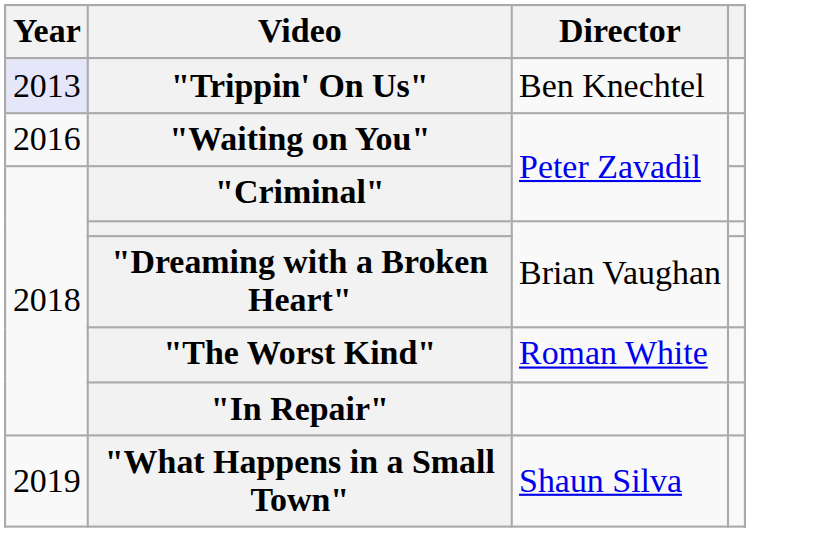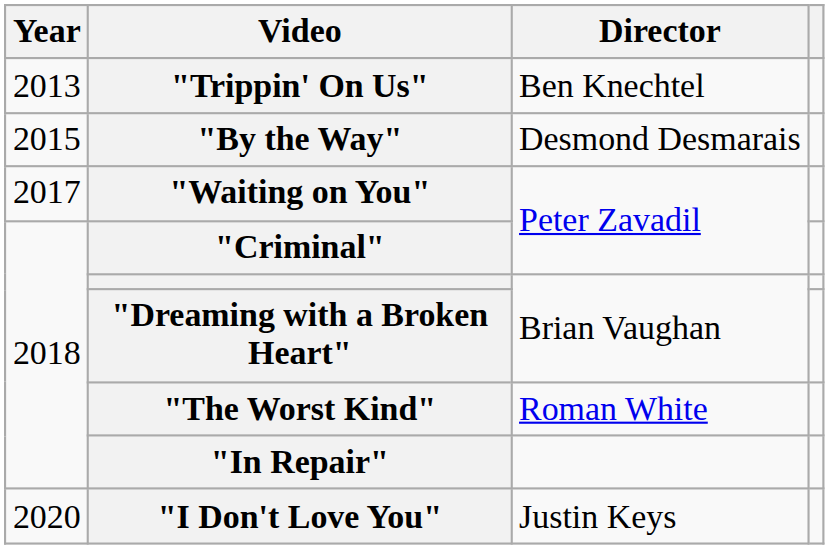(47, 85) lavender background -> (47, 85) no background
+ row: (300, 138)
(47, 138) 2016 -> (47, 192) 2017
- row: (300, 480)
+ row: (300, 515)
